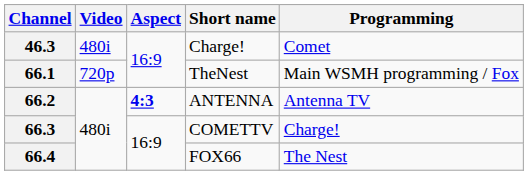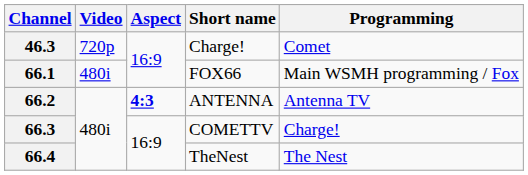(95, 45) 480i -> (97, 45) 720p
(97, 73) 720p -> (95, 73) 480i
(219, 73) TheNest -> (215, 73) FOX66
(215, 156) FOX66 -> (219, 156) TheNest
